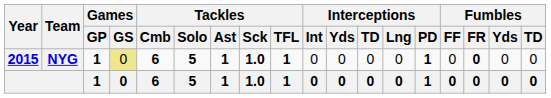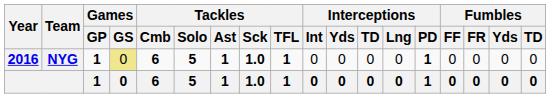(23, 59) 2015 -> (23, 59) 2016
(476, 59) bold -> (476, 59) normal
